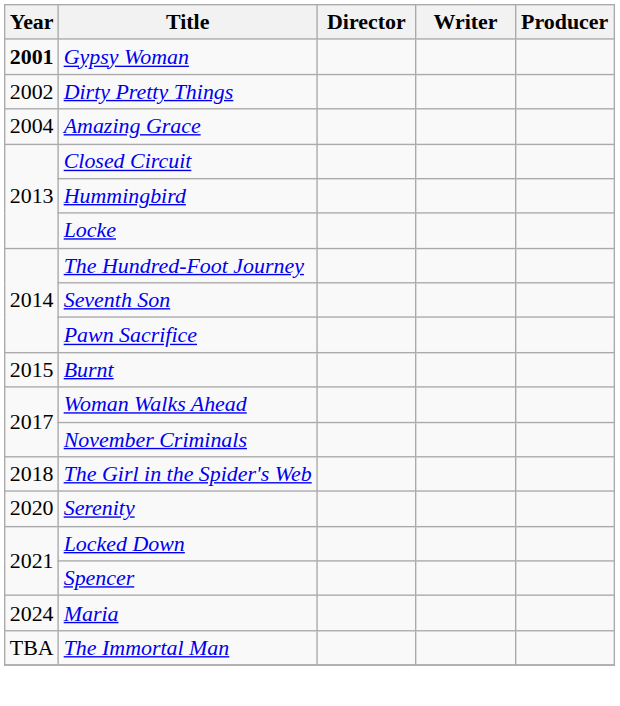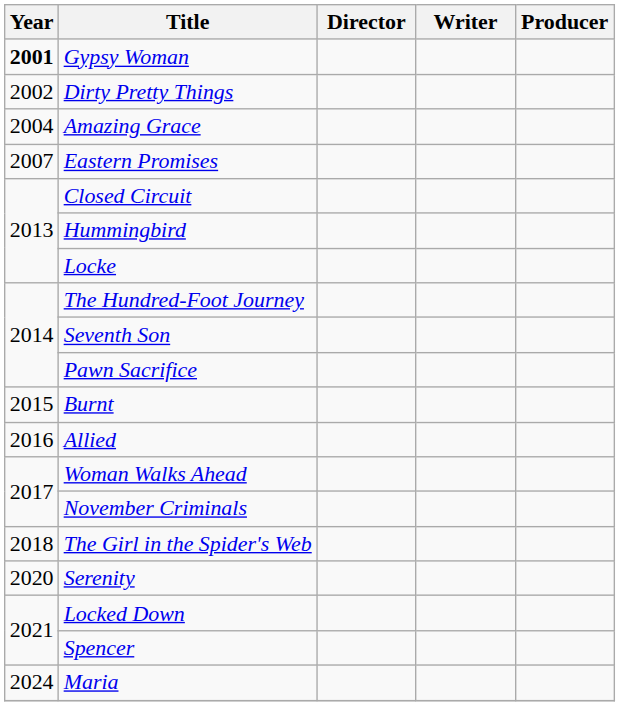+ row: (141, 160)
+ row: (90, 439)
- row: (146, 647)
